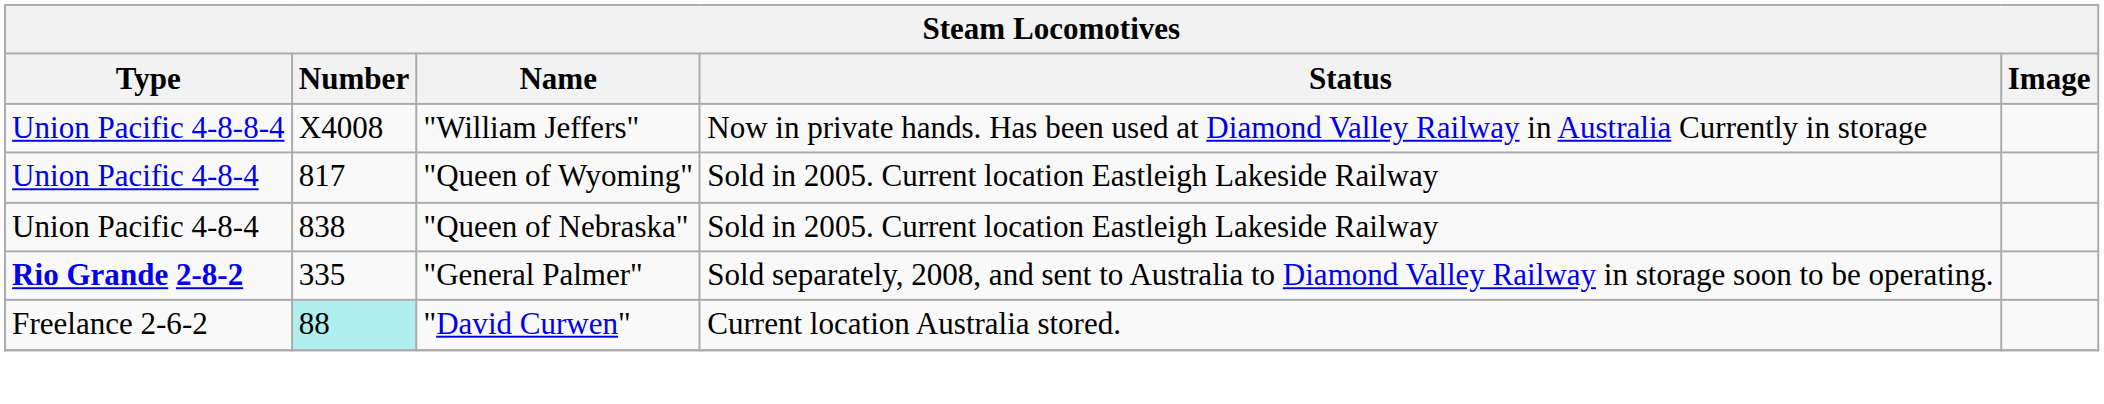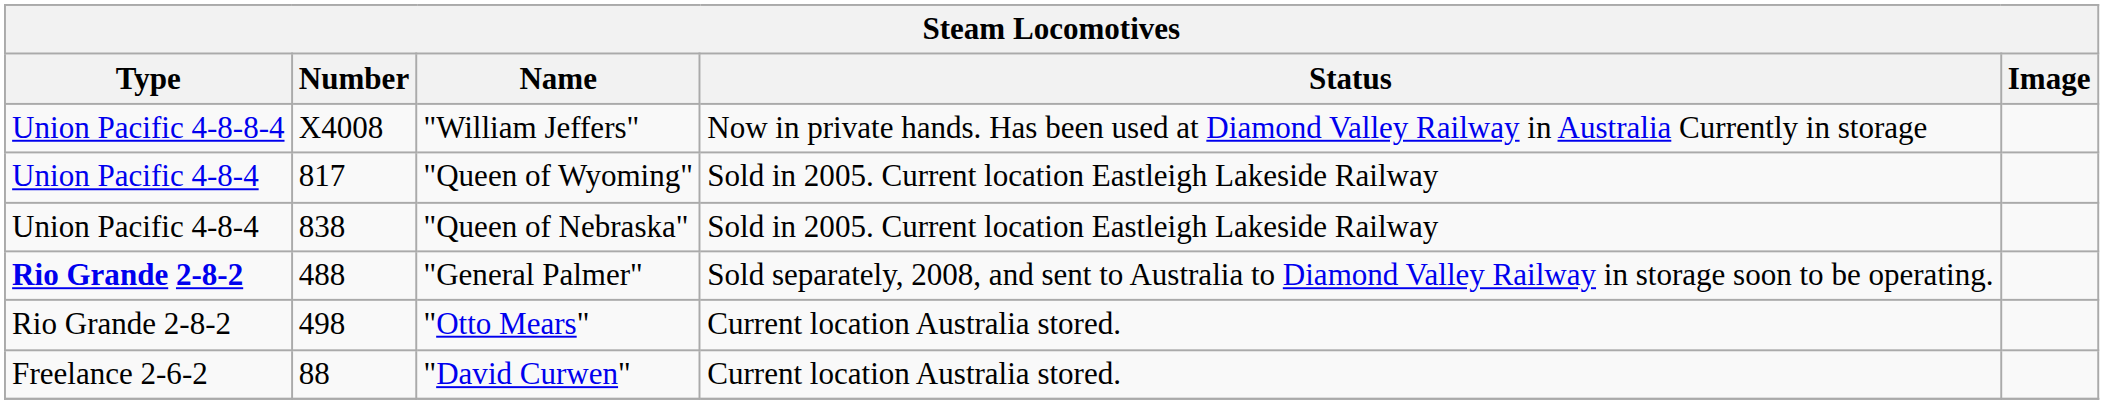(322, 275) 335 -> (322, 275) 488
+ row: (506, 324)
(314, 324) paleturquoise background -> (314, 373) no background
